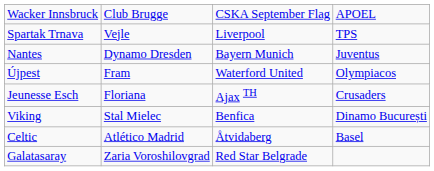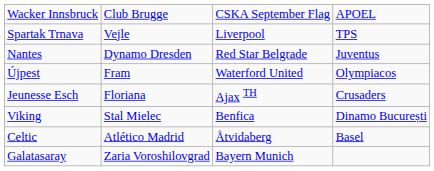(255, 53) Bayern Munich -> (261, 53) Red Star Belgrade
(261, 156) Red Star Belgrade -> (255, 156) Bayern Munich
